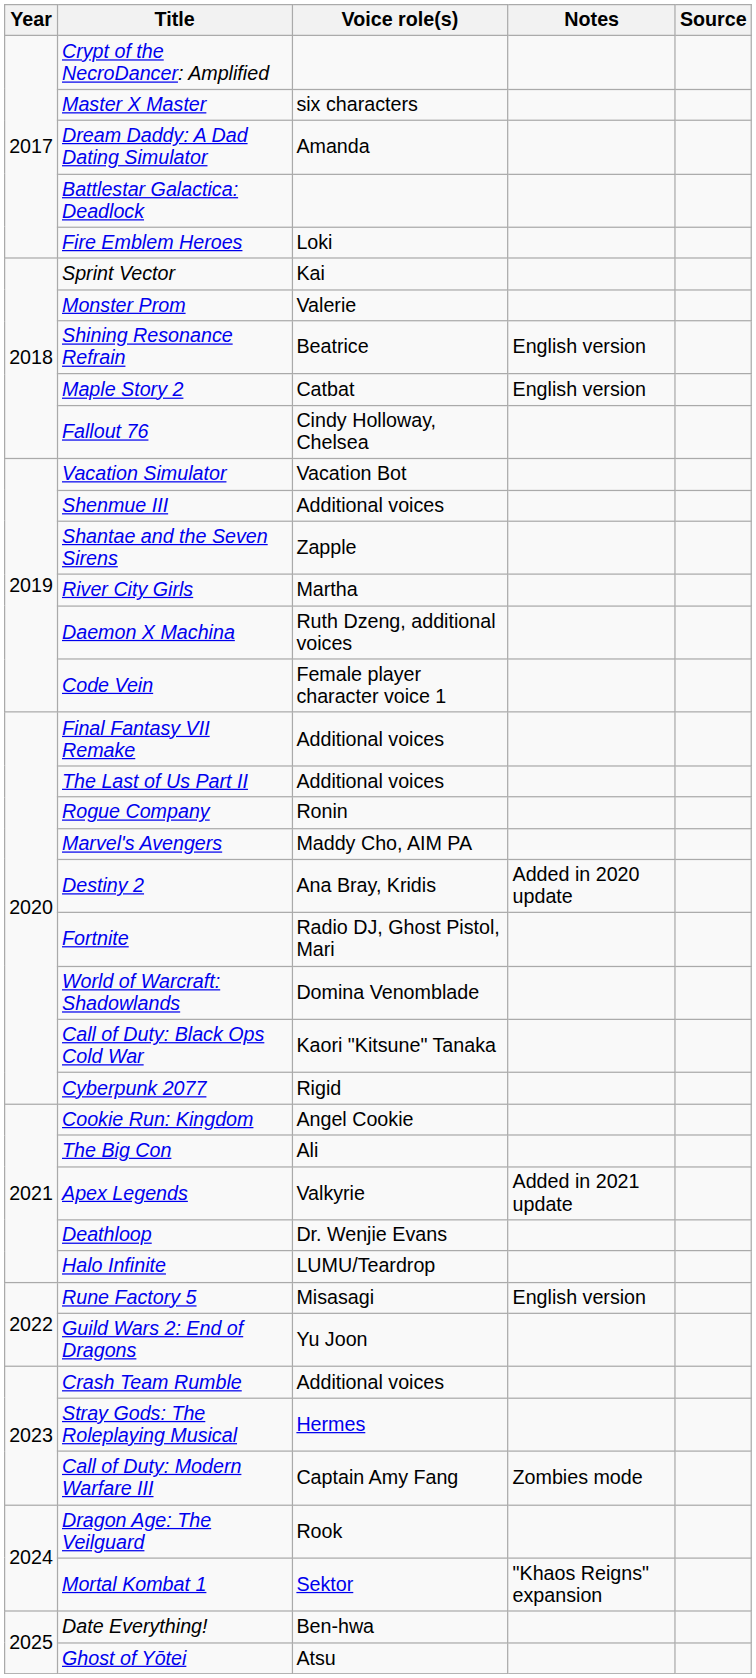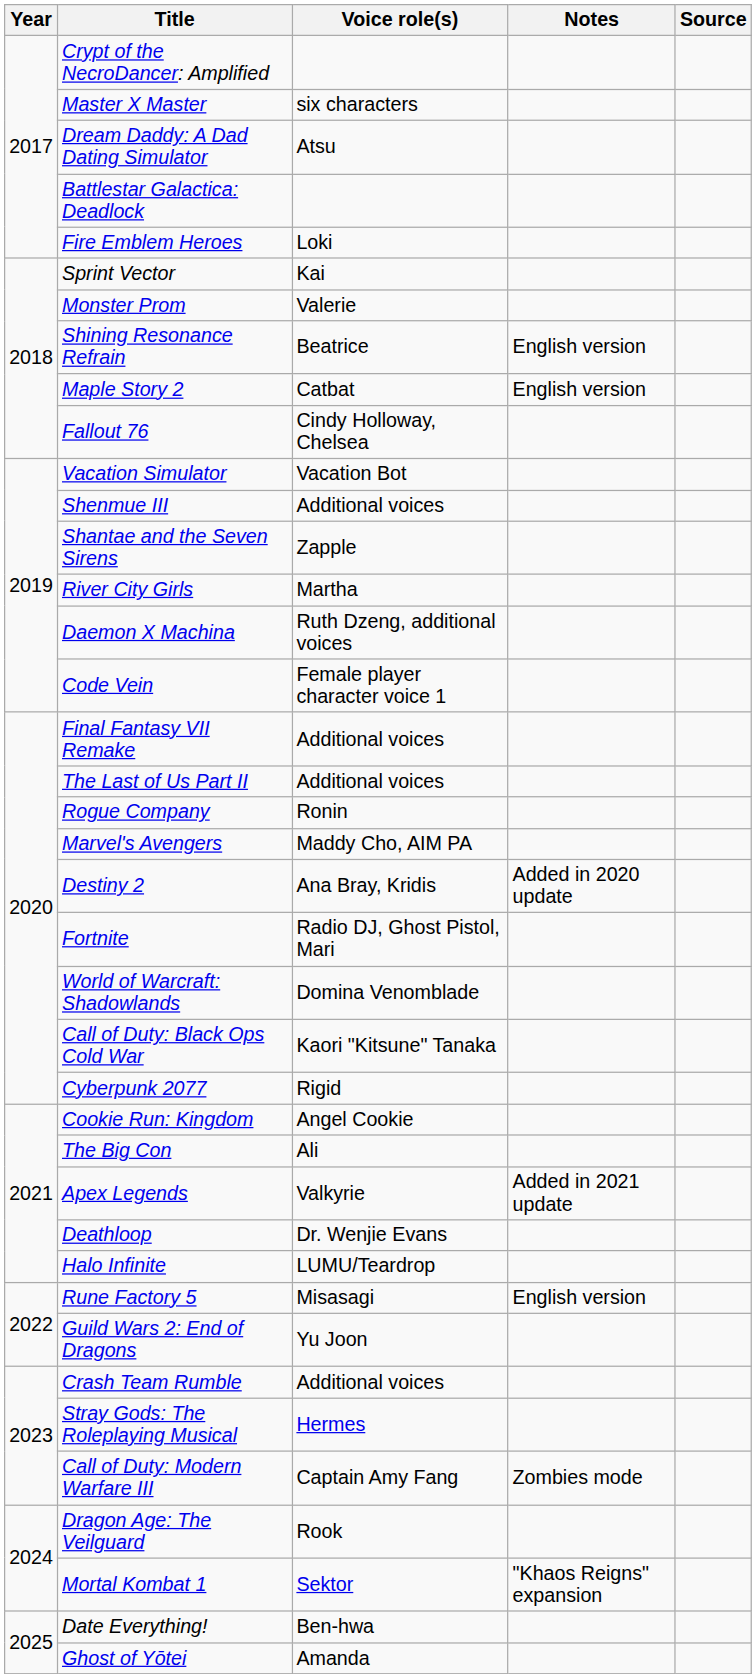(333, 146) Amanda -> (316, 146) Atsu
(316, 1658) Atsu -> (333, 1658) Amanda
